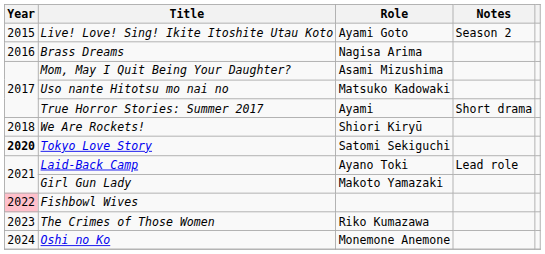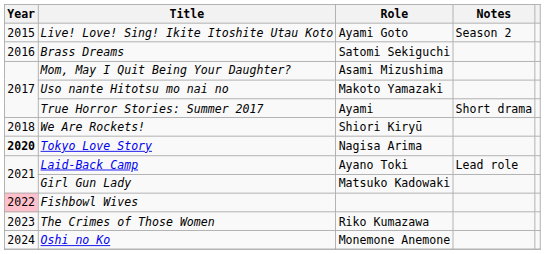(380, 52) Nagisa Arima -> (394, 52) Satomi Sekiguchi
(394, 89) Matsuko Kadowaki -> (391, 89) Makoto Yamazaki
(394, 146) Satomi Sekiguchi -> (380, 146) Nagisa Arima
(391, 184) Makoto Yamazaki -> (394, 184) Matsuko Kadowaki
